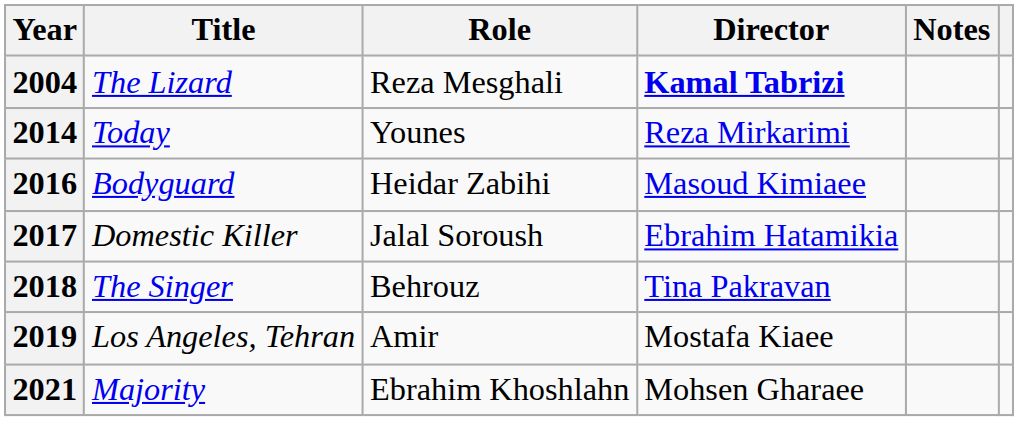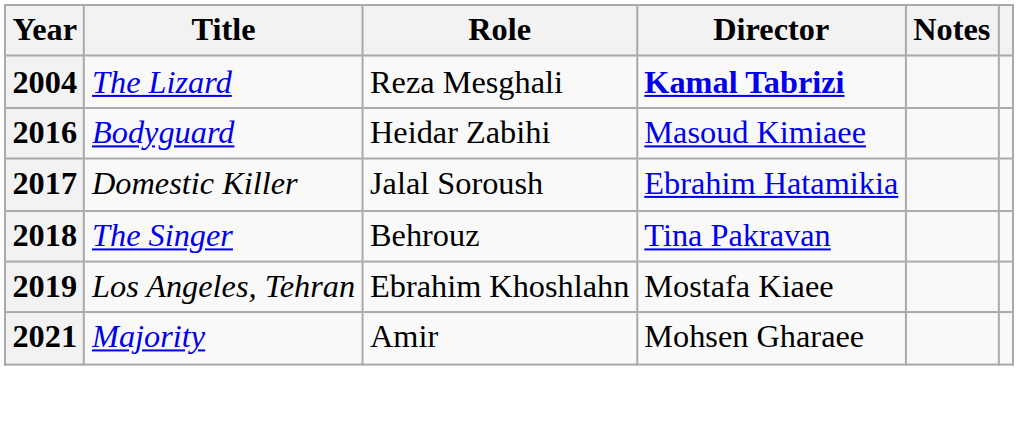- row: (45, 132)
(404, 337) Amir -> (500, 286) Ebrahim Khoshlahn
(500, 388) Ebrahim Khoshlahn -> (404, 337) Amir
